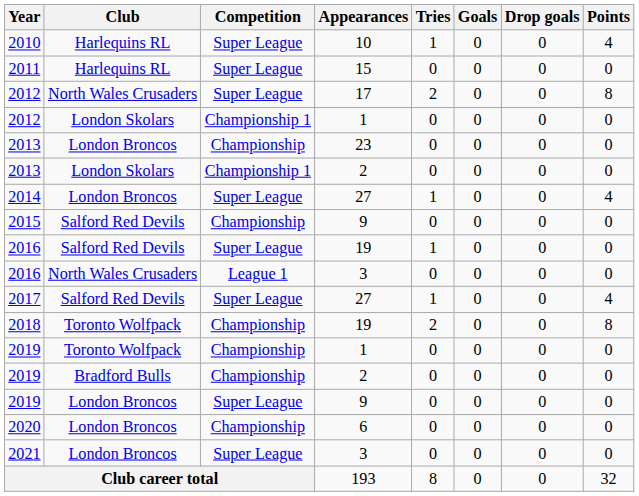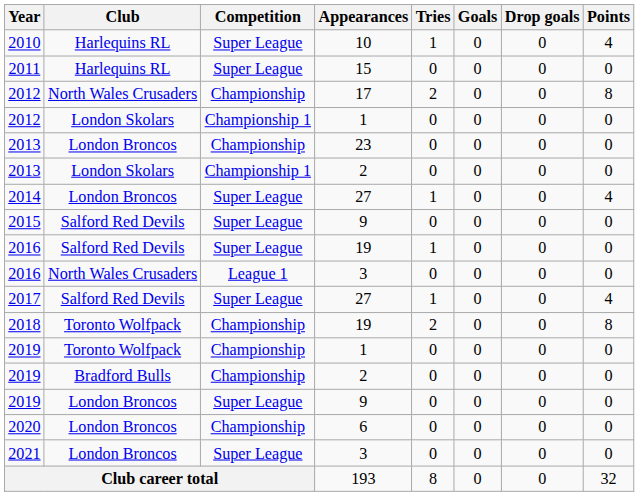(258, 94) Super League -> (258, 94) Championship
(258, 222) Championship -> (258, 222) Super League
